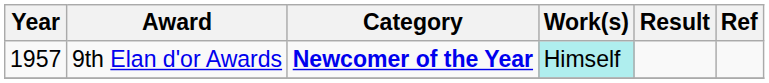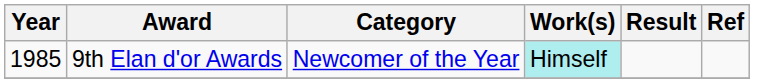(36, 59) 1957 -> (36, 59) 1985
(413, 59) bold -> (406, 59) normal
